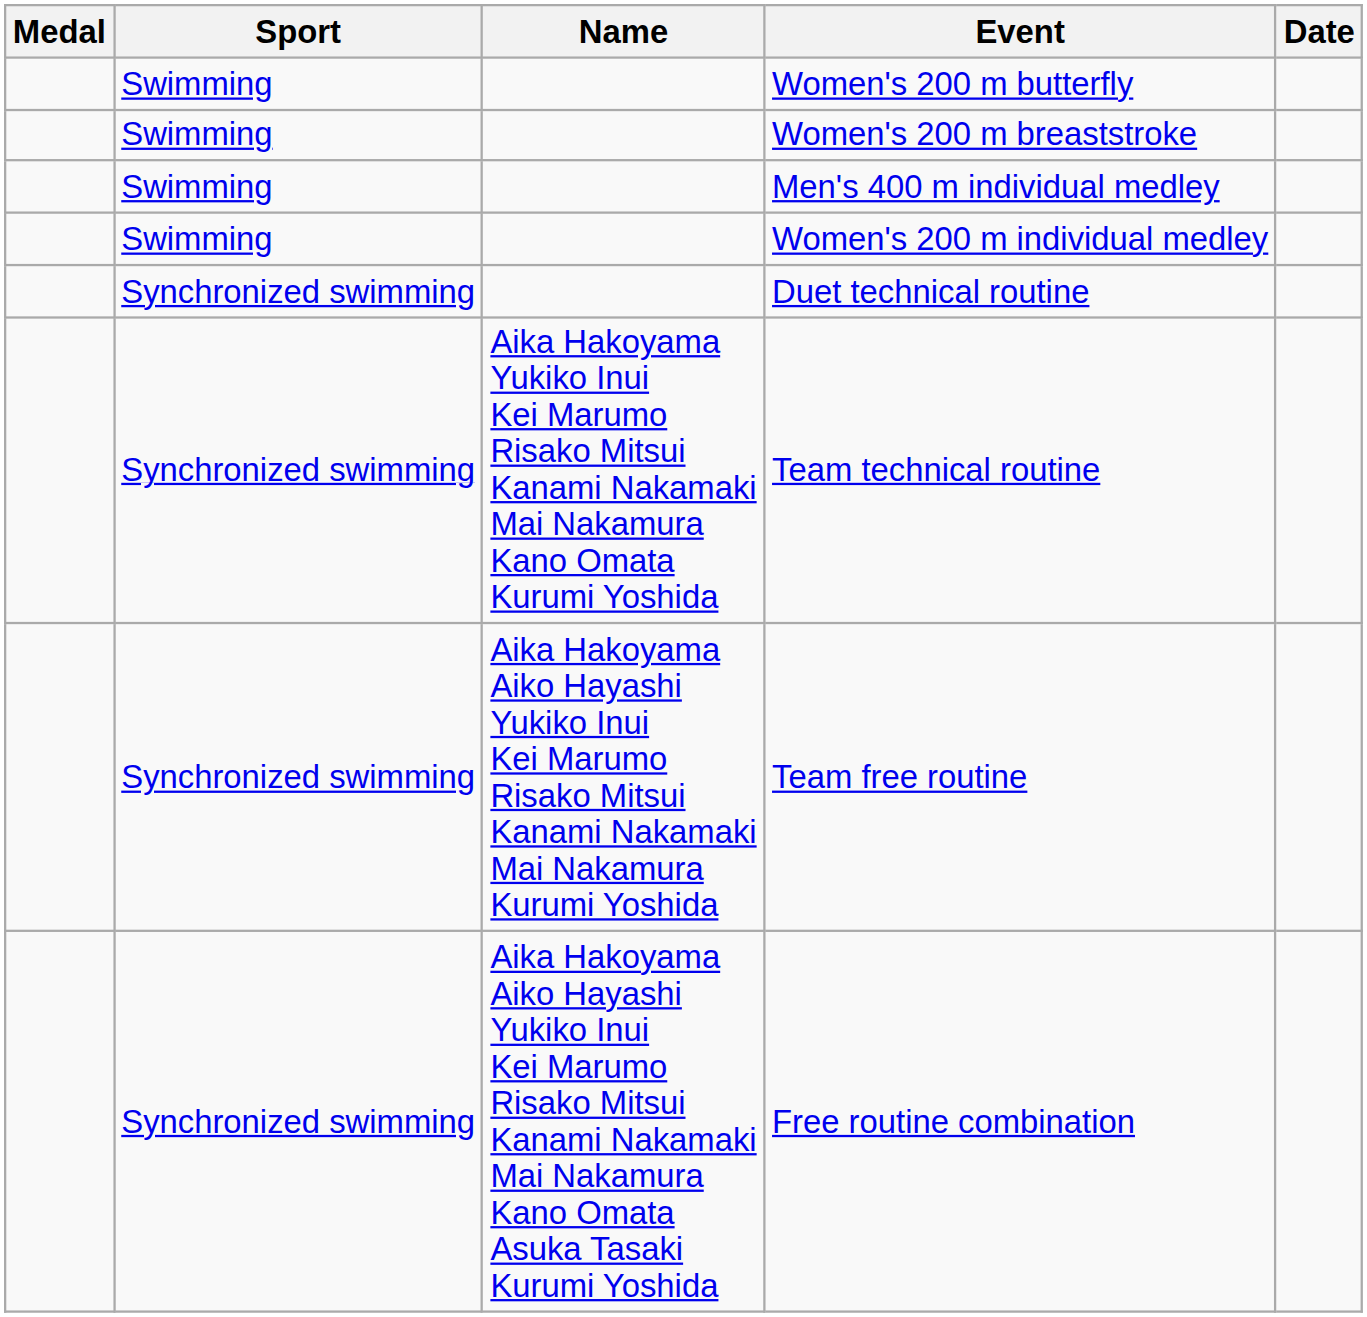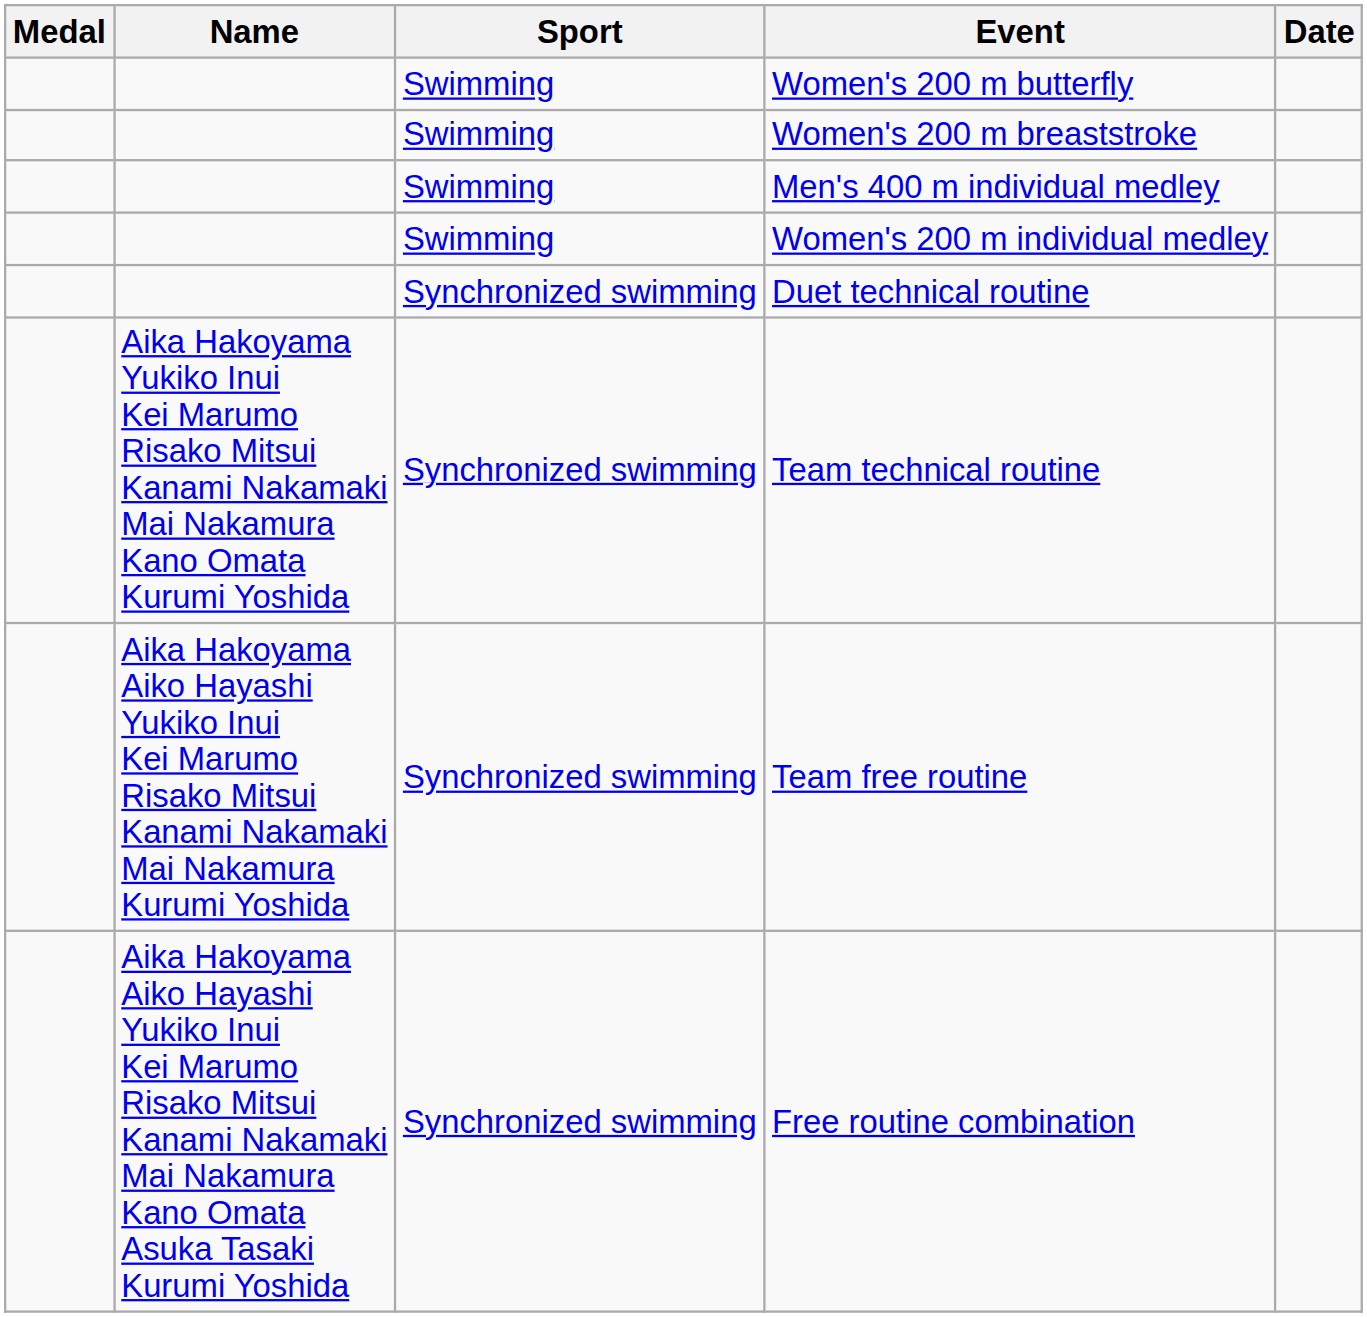columns swapped: (624, 31) <-> (298, 31)
